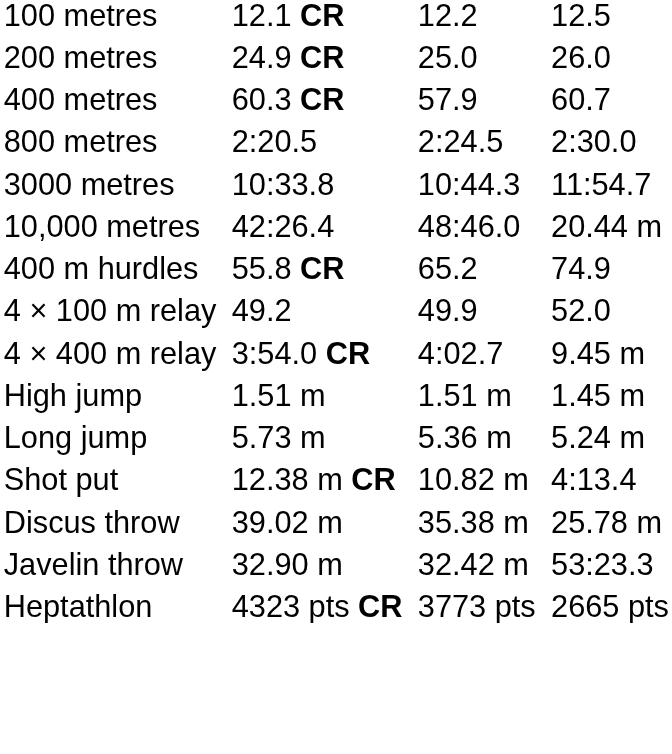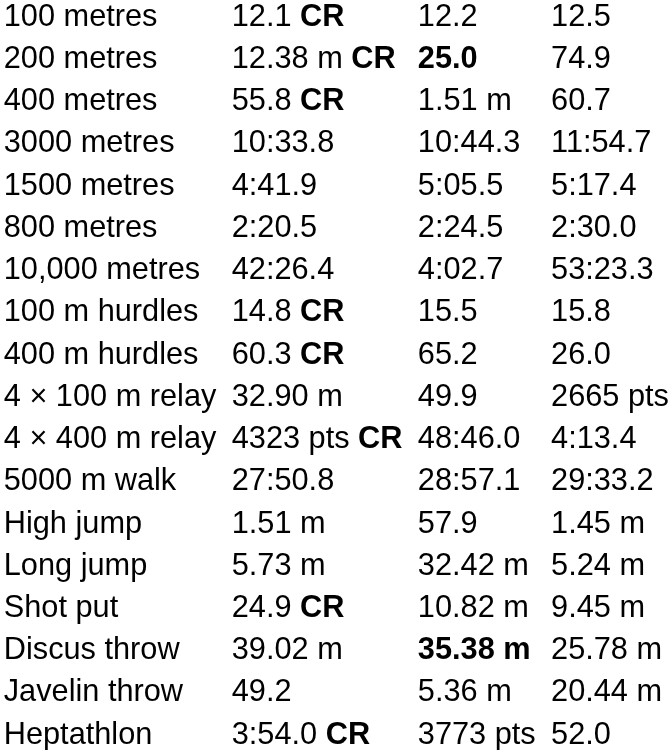(288, 57) 24.9 CR -> (314, 57) 12.38 m CR
(448, 57) normal -> (448, 57) bold
(581, 57) 26.0 -> (581, 57) 74.9
(288, 100) 60.3 CR -> (288, 100) 55.8 CR
(448, 100) 57.9 -> (465, 100) 1.51 m
rows swapped: (81, 142) <-> (89, 184)
+ row: (89, 184)
(469, 226) 48:46.0 -> (461, 269) 4:02.7
(607, 226) 20.44 m -> (602, 269) 53:23.3
+ row: (101, 311)
(288, 269) 55.8 CR -> (288, 353) 60.3 CR
(581, 269) 74.9 -> (581, 353) 26.0
(262, 311) 49.2 -> (287, 395) 32.90 m
(581, 311) 52.0 -> (610, 395) 2665 pts
(301, 353) 3:54.0 CR -> (317, 437) 4323 pts CR
(461, 353) 4:02.7 -> (469, 437) 48:46.0
(598, 353) 9.45 m -> (594, 437) 4:13.4
+ row: (90, 480)
(465, 395) 1.51 m -> (448, 522) 57.9
(465, 437) 5.36 m -> (473, 564) 32.42 m
(314, 480) 12.38 m CR -> (288, 606) 24.9 CR
(594, 480) 4:13.4 -> (598, 606) 9.45 m
(473, 522) normal -> (474, 649) bold
(287, 564) 32.90 m -> (262, 691) 49.2
(473, 564) 32.42 m -> (465, 691) 5.36 m
(602, 564) 53:23.3 -> (607, 691) 20.44 m
(317, 606) 4323 pts CR -> (301, 733) 3:54.0 CR
(610, 606) 2665 pts -> (581, 733) 52.0
